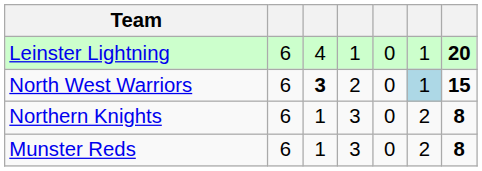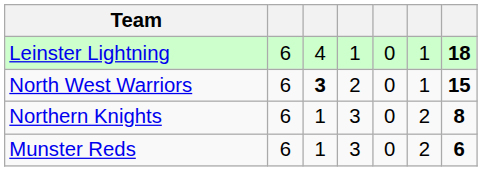(459, 52) 20 -> (459, 52) 18
(424, 85) lightblue background -> (424, 85) no background
(459, 149) 8 -> (459, 149) 6
